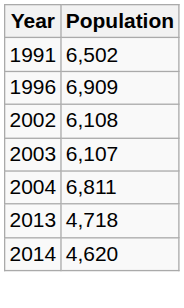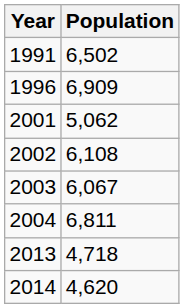+ row: (33, 120)
(92, 154) 6,107 -> (92, 187) 6,067
